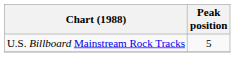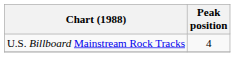(209, 43) 5 -> (209, 43) 4
